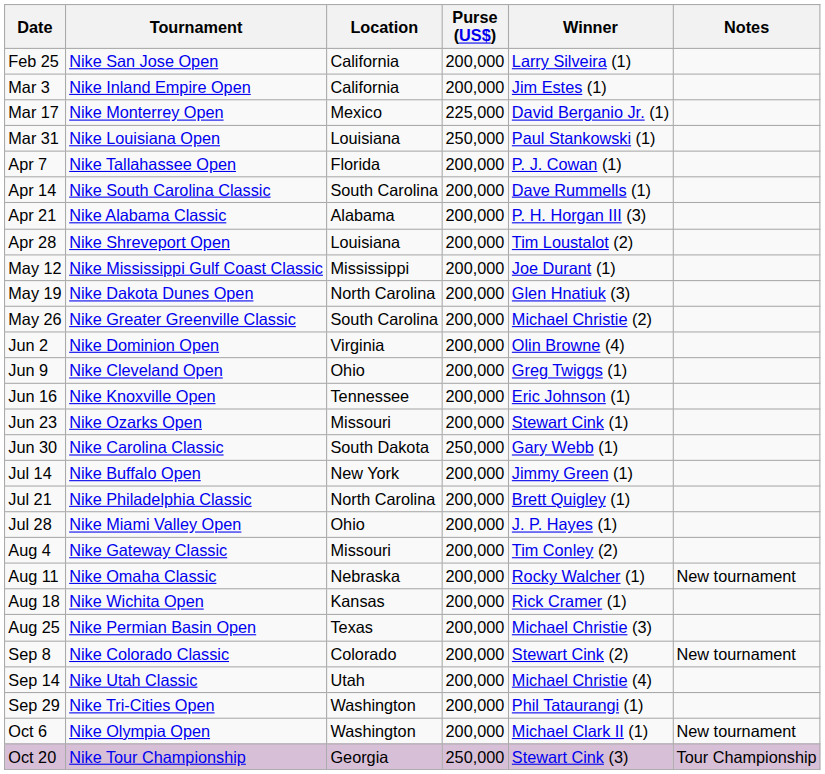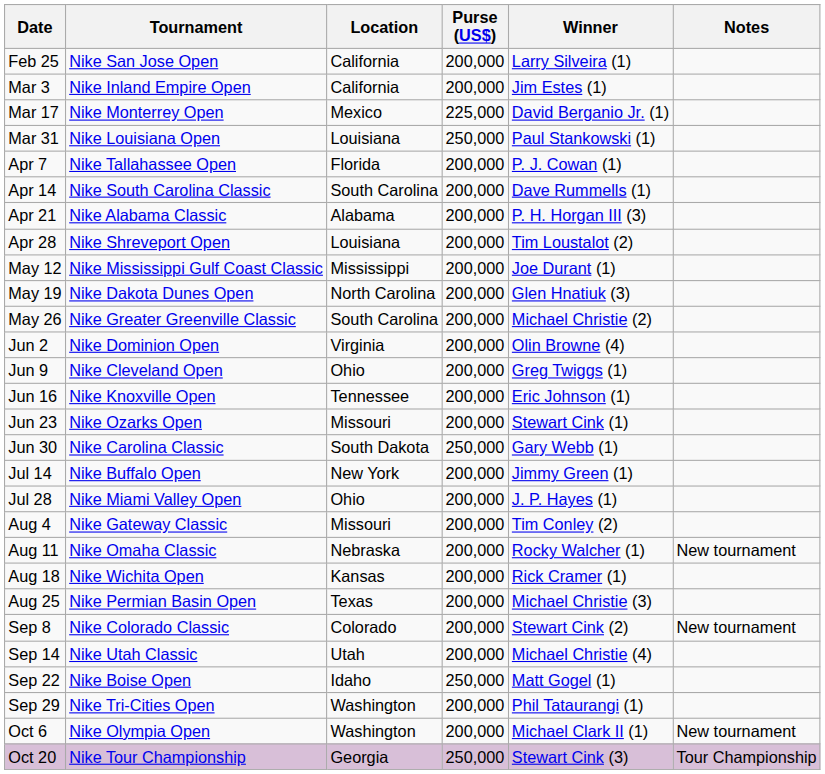- row: (30, 499)
+ row: (34, 679)
